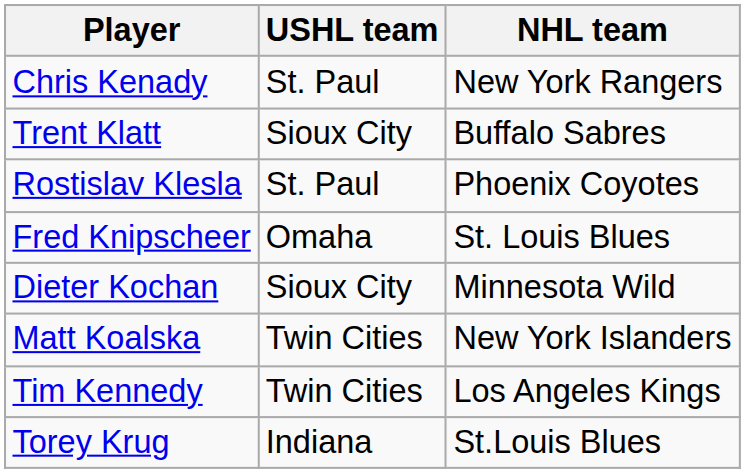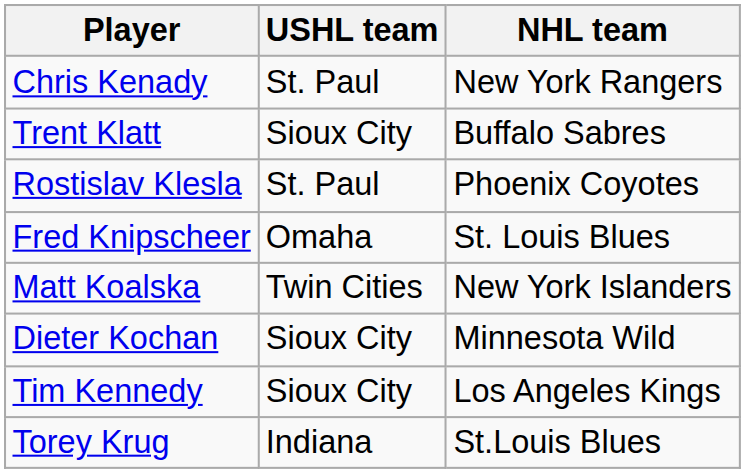rows swapped: (106, 339) <-> (115, 287)
(344, 390) Twin Cities -> (339, 390) Sioux City
